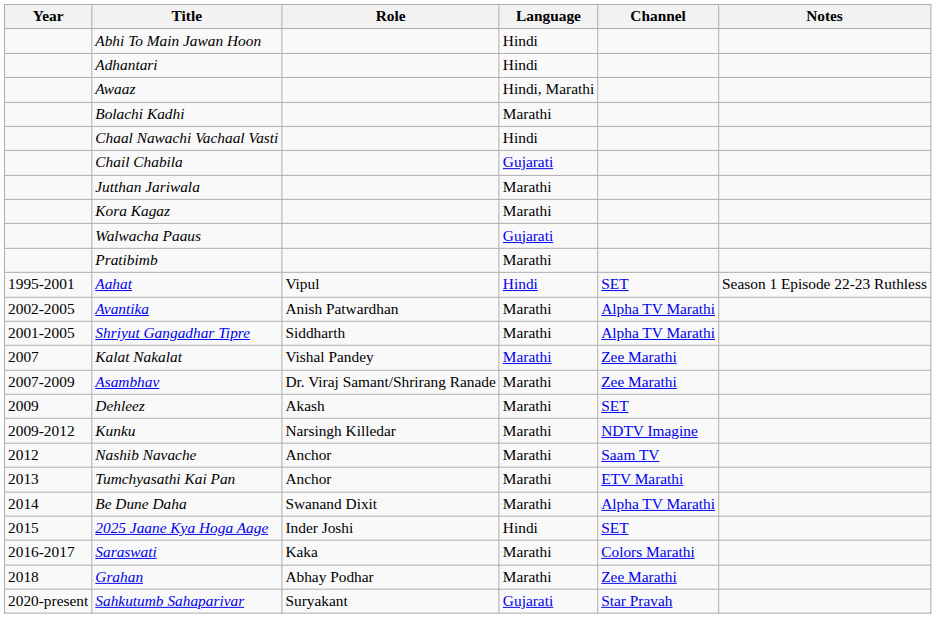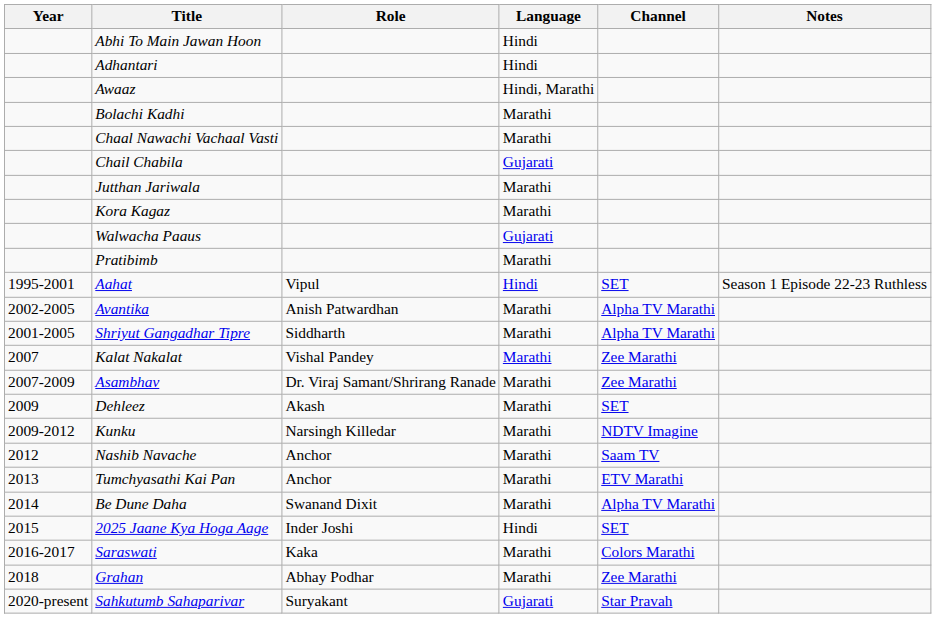(520, 138) Hindi -> (527, 138) Marathi
